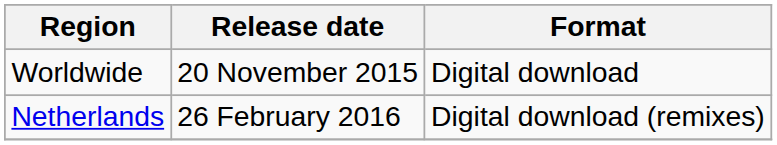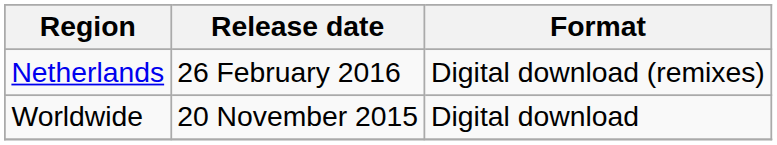rows swapped: (77, 71) <-> (88, 116)
